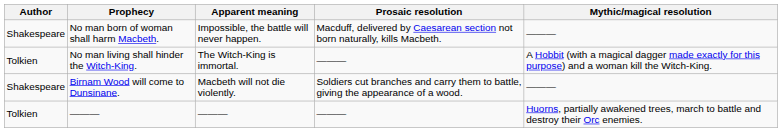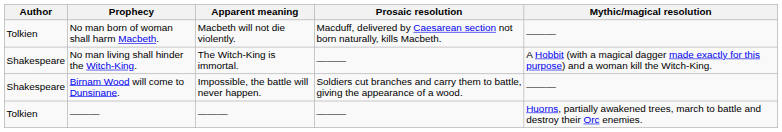(36, 33) Shakespeare -> (22, 33) Tolkien
(253, 33) Impossible, the battle will never happen. -> (241, 33) Macbeth will not die violently.
(22, 60) Tolkien -> (36, 60) Shakespeare
(241, 87) Macbeth will not die violently. -> (253, 87) Impossible, the battle will never happen.
